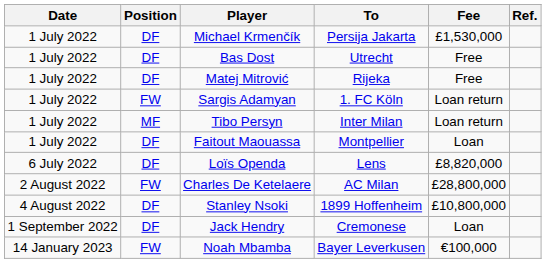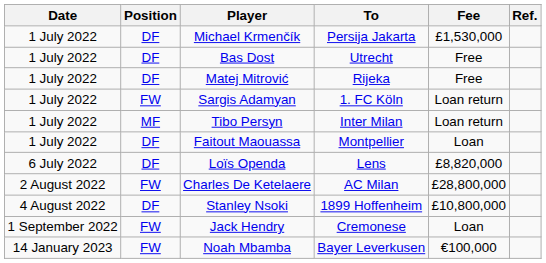(150, 227) DF -> (150, 227) FW
